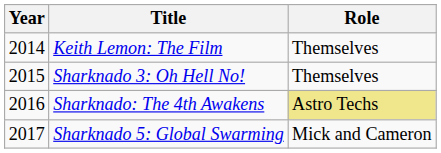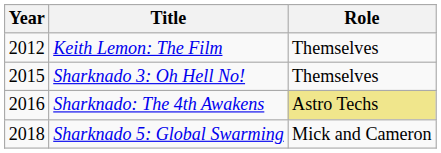(27, 47) 2014 -> (27, 47) 2012
(27, 133) 2017 -> (27, 133) 2018
